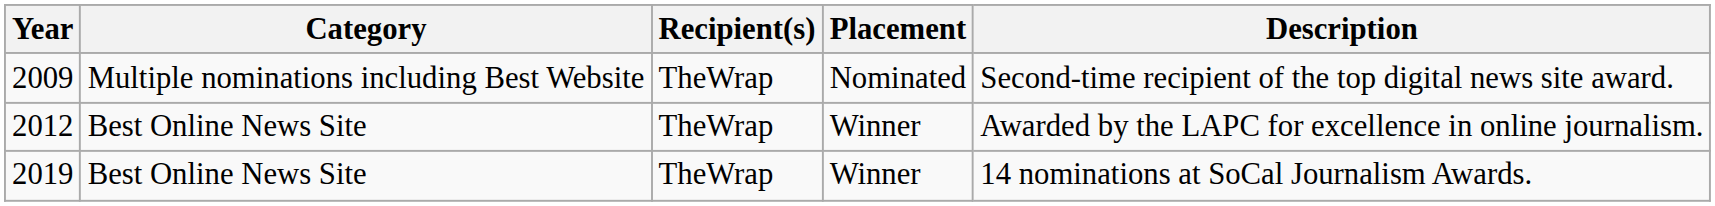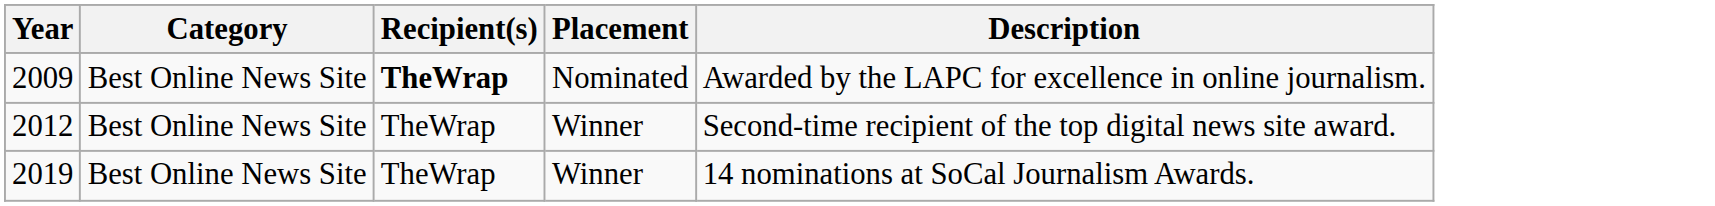(366, 77) Multiple nominations including Best Website -> (227, 77) Best Online News Site
(716, 77) normal -> (445, 77) bold
(1327, 77) Second-time recipient of the top digital news site award. -> (1064, 77) Awarded by the LAPC for excellence in online journalism.
(1342, 126) Awarded by the LAPC for excellence in online journalism. -> (1049, 126) Second-time recipient of the top digital news site award.
